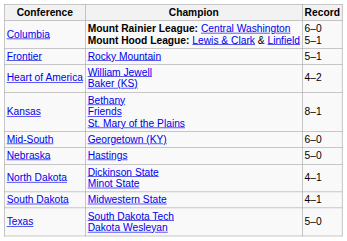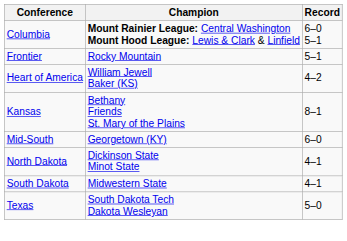- row: (29, 156)
